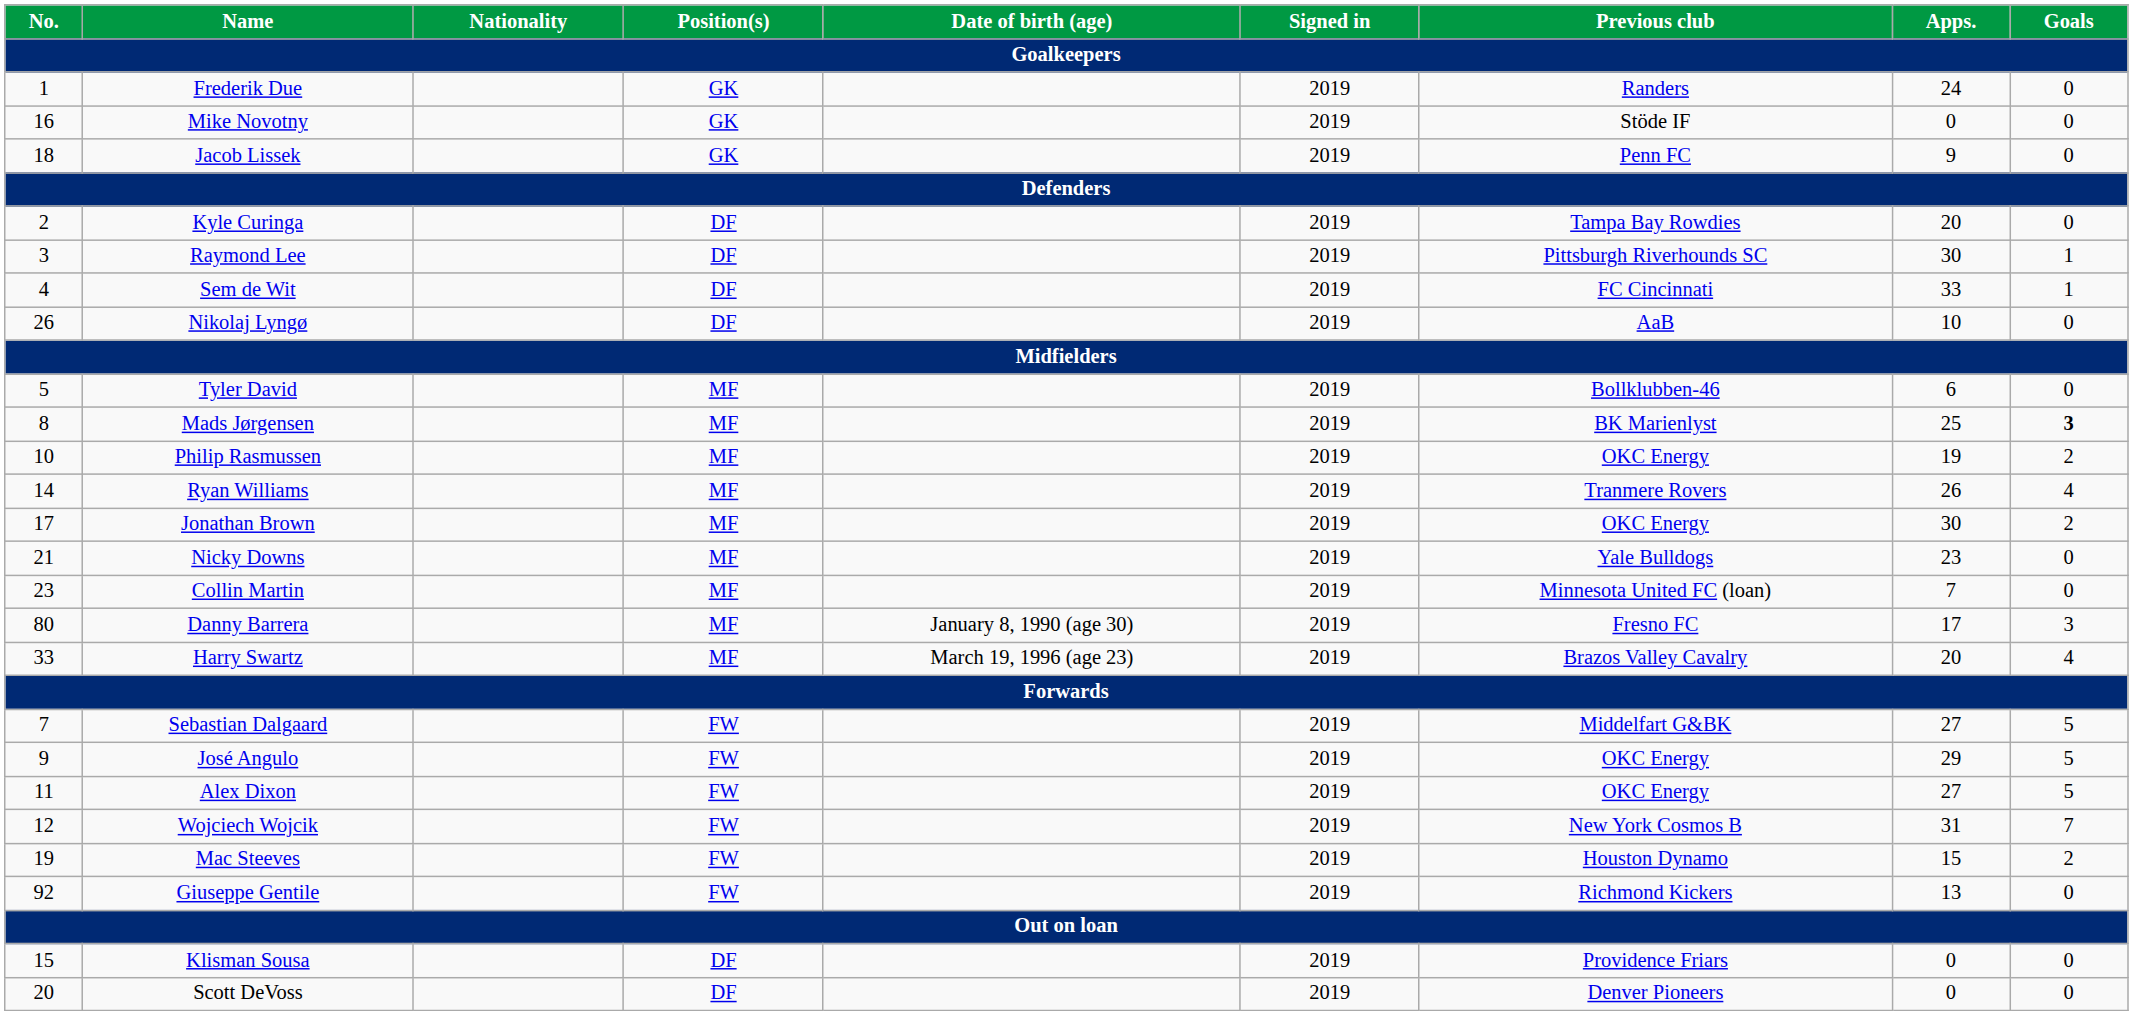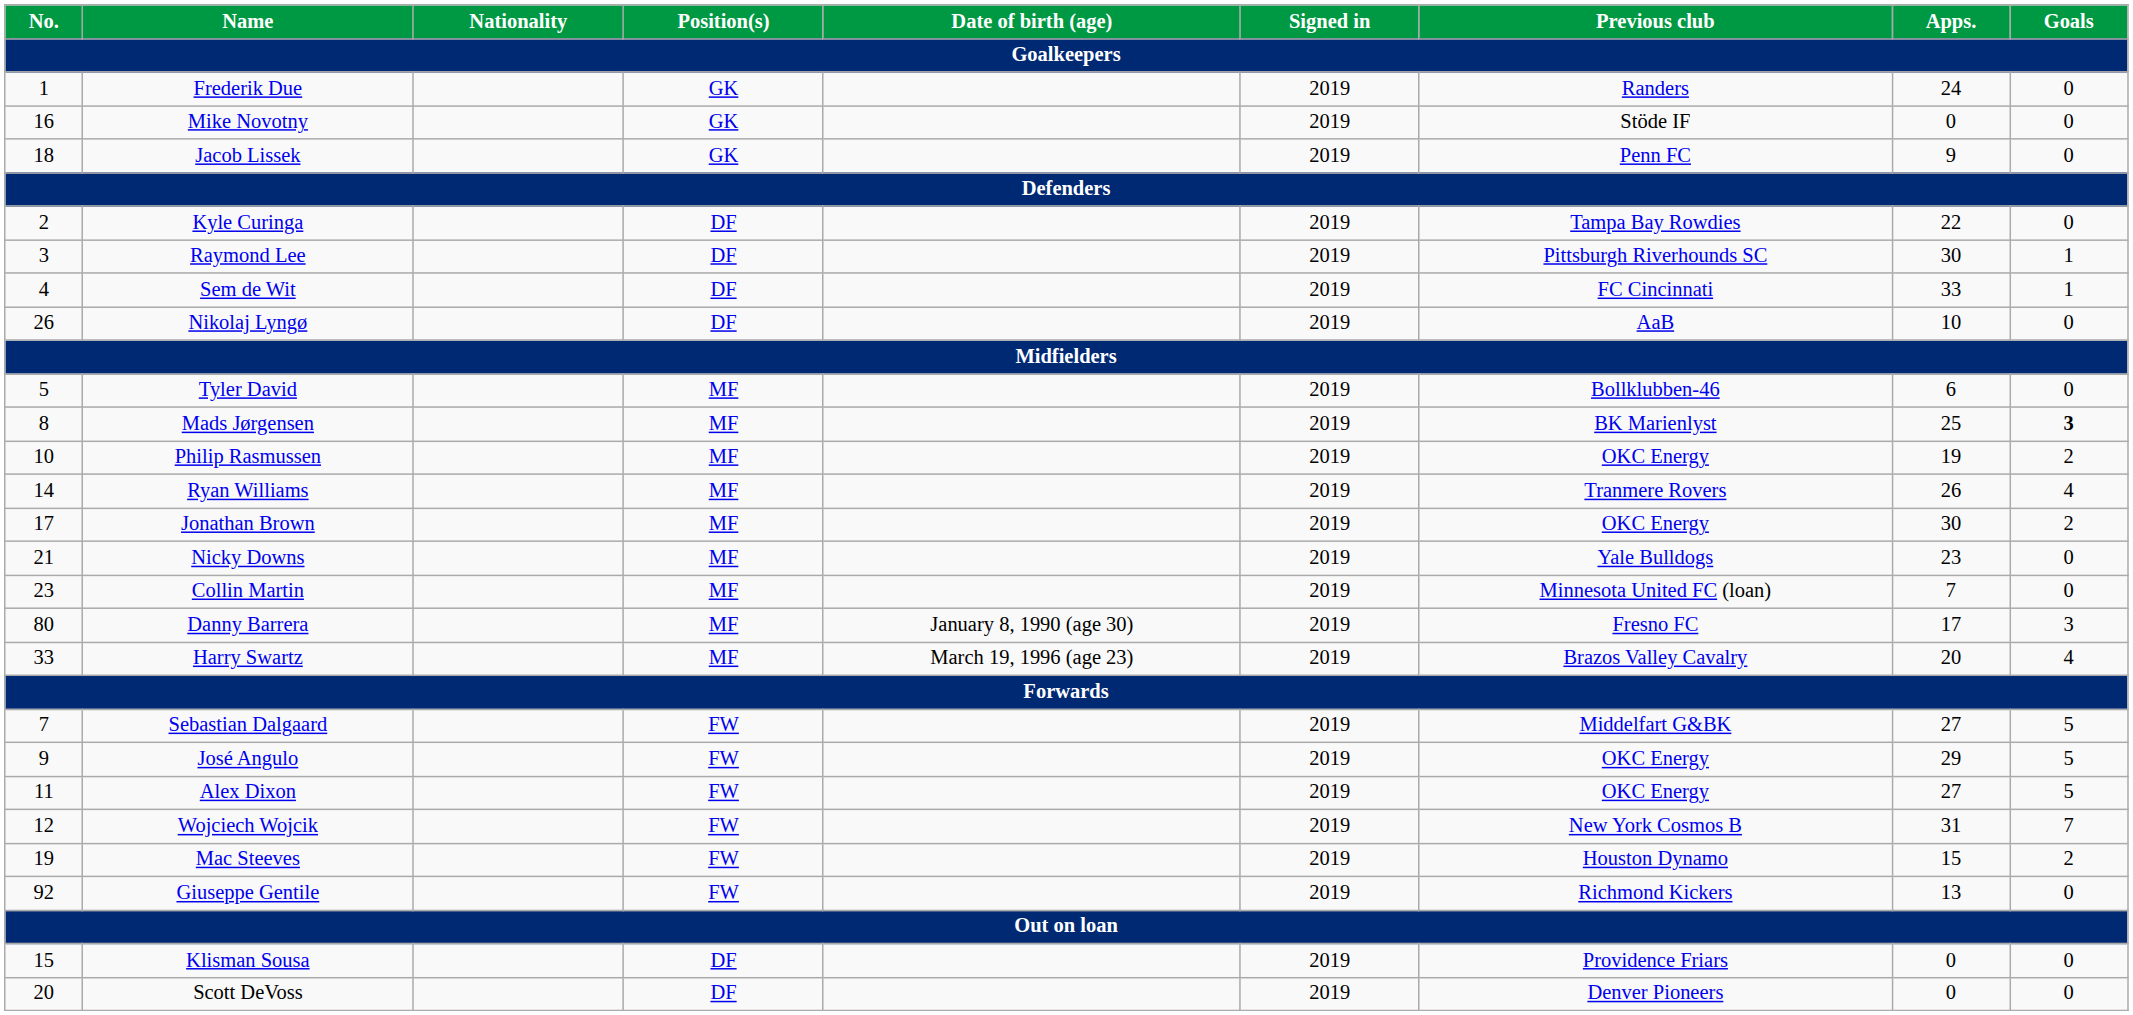(1951, 222) 20 -> (1951, 222) 22
